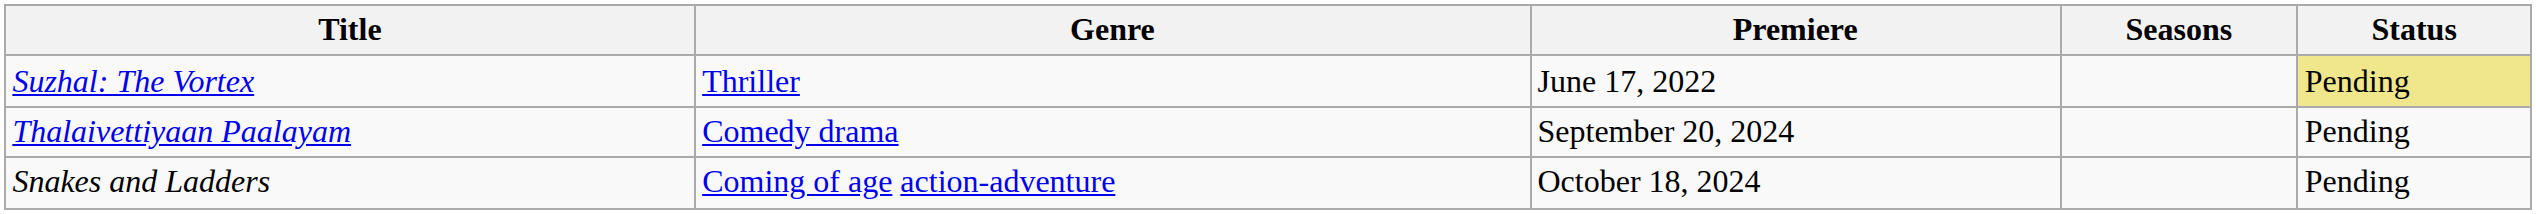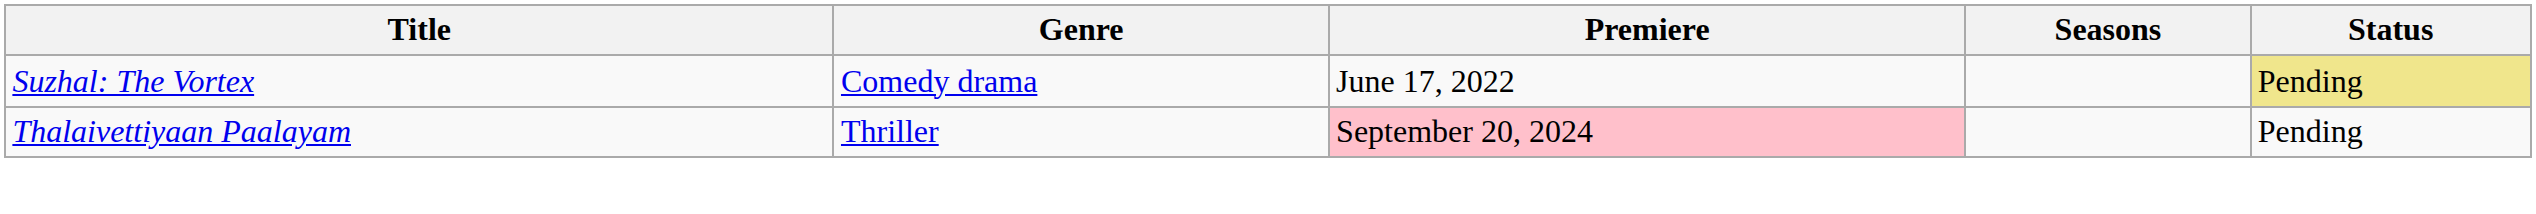(751, 80) Thriller -> (939, 80) Comedy drama
(800, 131) Comedy drama -> (890, 131) Thriller
(1666, 131) no background -> (1465, 131) pink background
- row: (141, 182)
